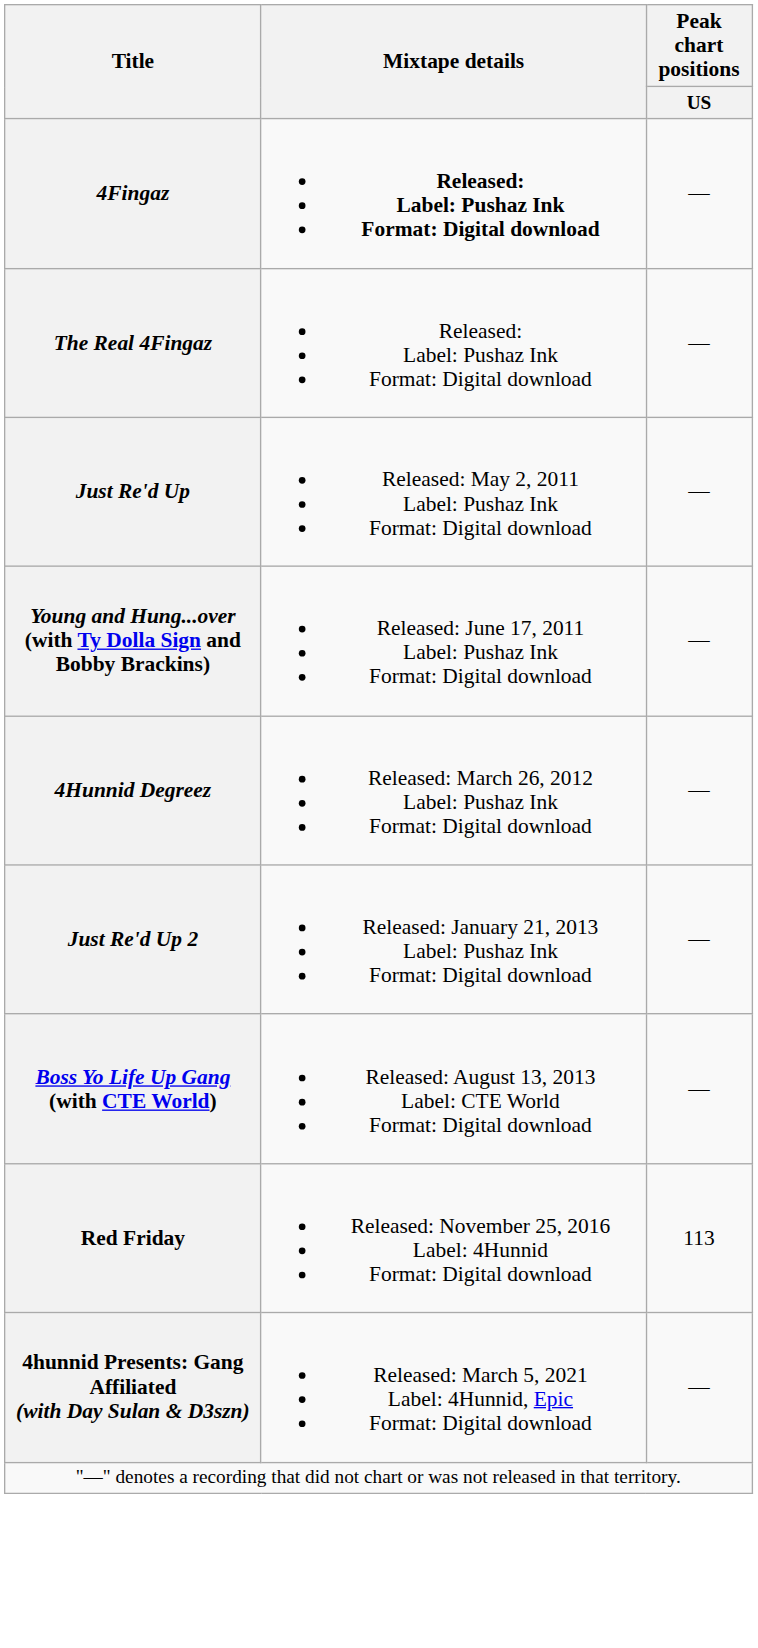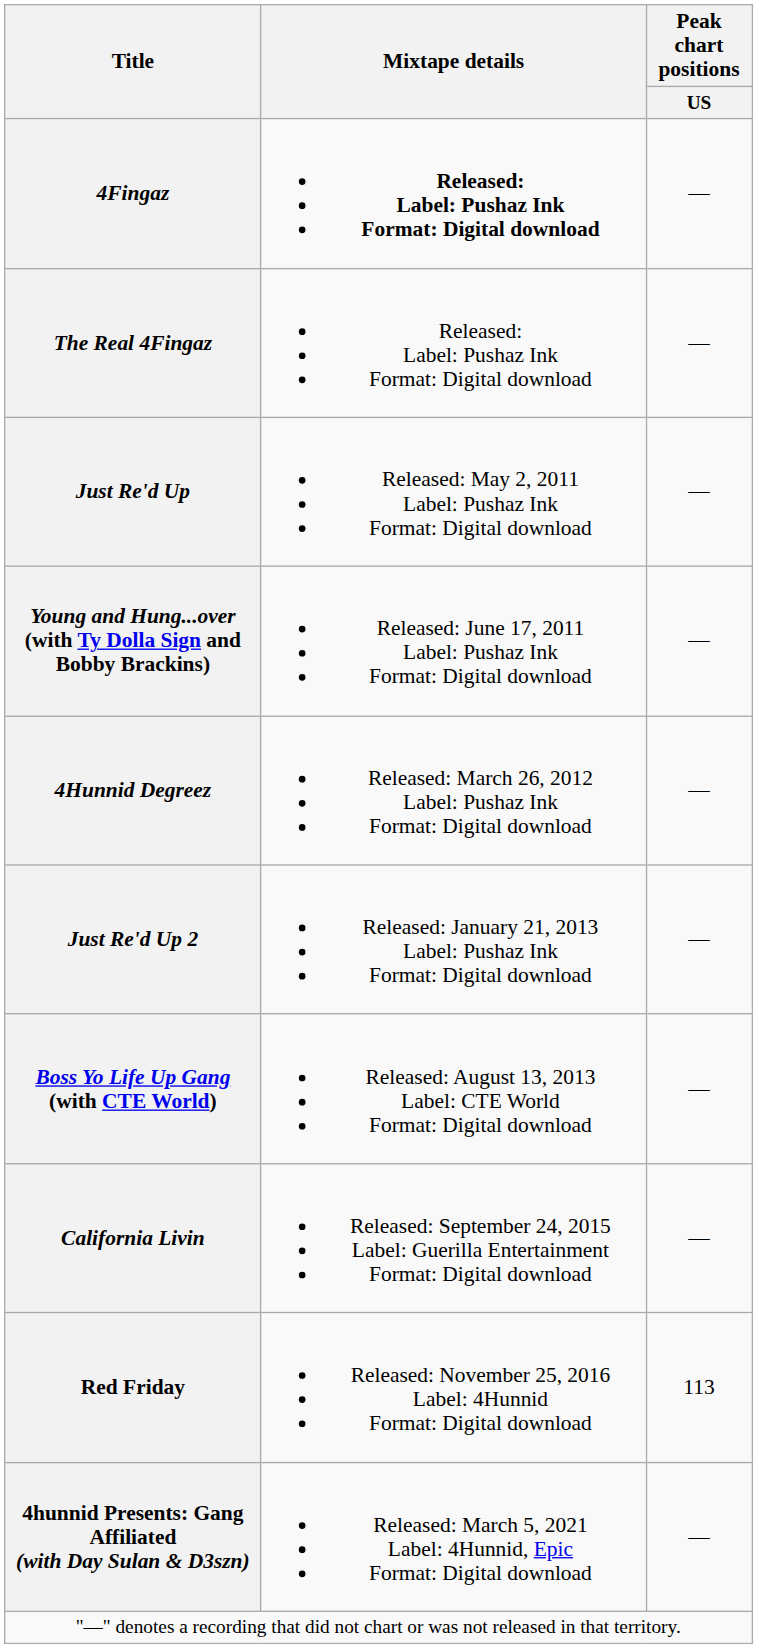+ row: (133, 1237)
